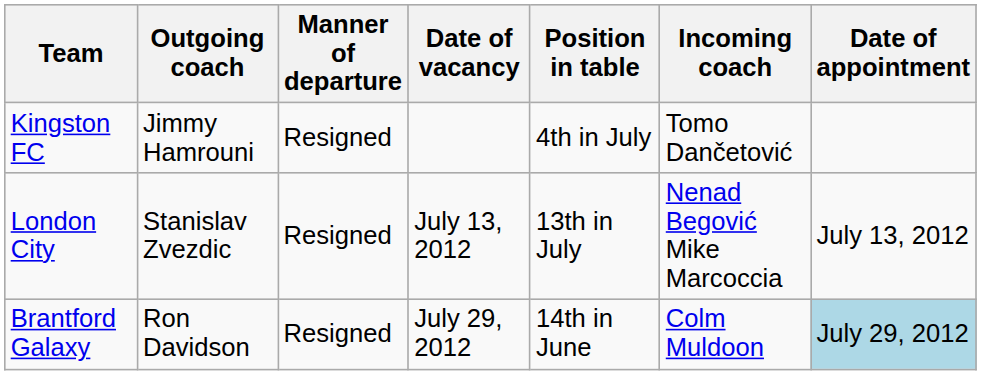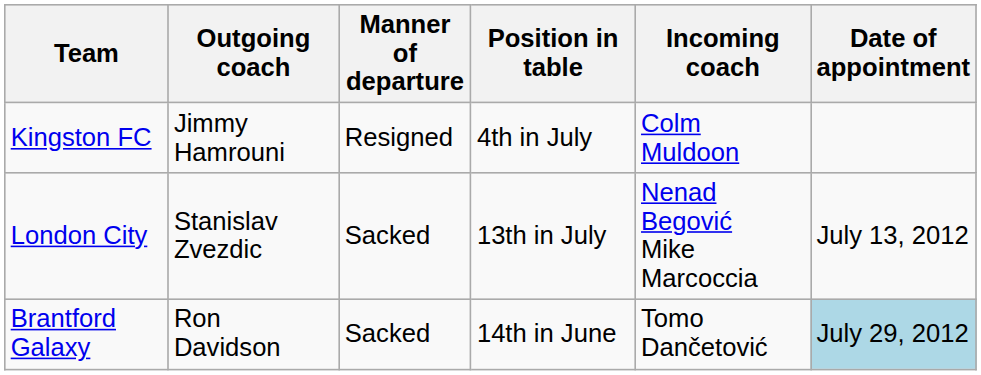- column: (469, 53)
(729, 137) Tomo Dančetović -> (690, 137) Colm Muldoon
(338, 235) Resigned -> (387, 235) Sacked
(338, 333) Resigned -> (387, 333) Sacked
(715, 333) Colm Muldoon -> (704, 333) Tomo Dančetović
